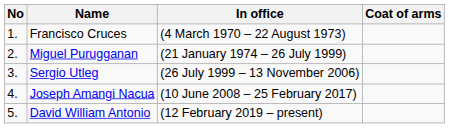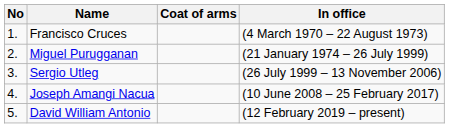columns swapped: (260, 14) <-> (403, 14)
